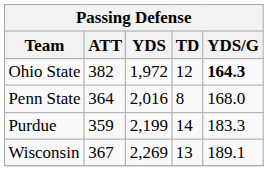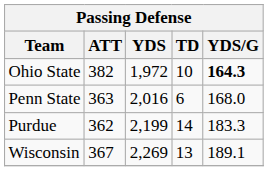(184, 71) 12 -> (184, 71) 10
(101, 98) 364 -> (101, 98) 363
(180, 98) 8 -> (180, 98) 6
(101, 125) 359 -> (101, 125) 362
